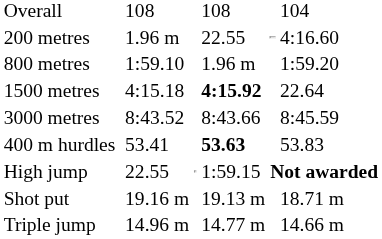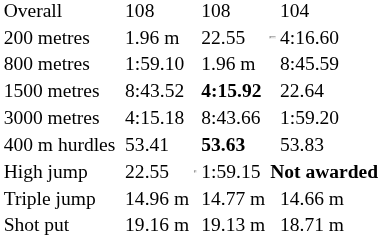(310, 64) 1:59.20 -> (310, 64) 8:45.59
(155, 91) 4:15.18 -> (155, 91) 8:43.52
(155, 117) 8:43.52 -> (155, 117) 4:15.18
(310, 117) 8:45.59 -> (310, 117) 1:59.20
rows swapped: (50, 225) <-> (36, 198)
